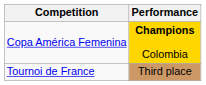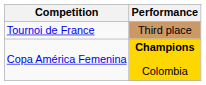rows swapped: (51, 72) <-> (67, 42)
